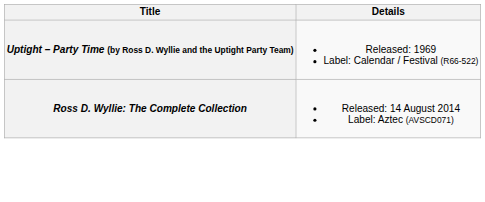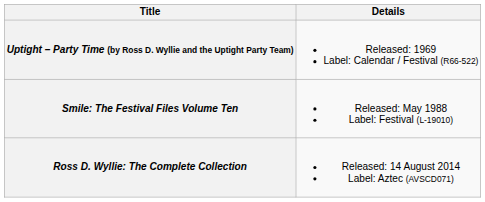+ row: (150, 108)
